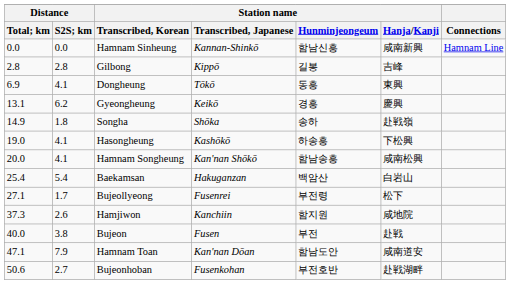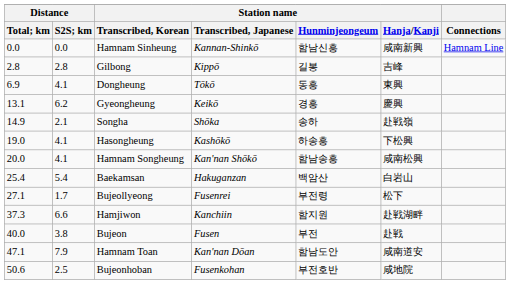(61, 122) 1.8 -> (61, 122) 2.1
(61, 215) 2.6 -> (61, 215) 6.6
(398, 215) 咸地院 -> (403, 215) 赴戦湖畔
(61, 270) 2.7 -> (61, 270) 2.5
(403, 270) 赴戦湖畔 -> (398, 270) 咸地院
